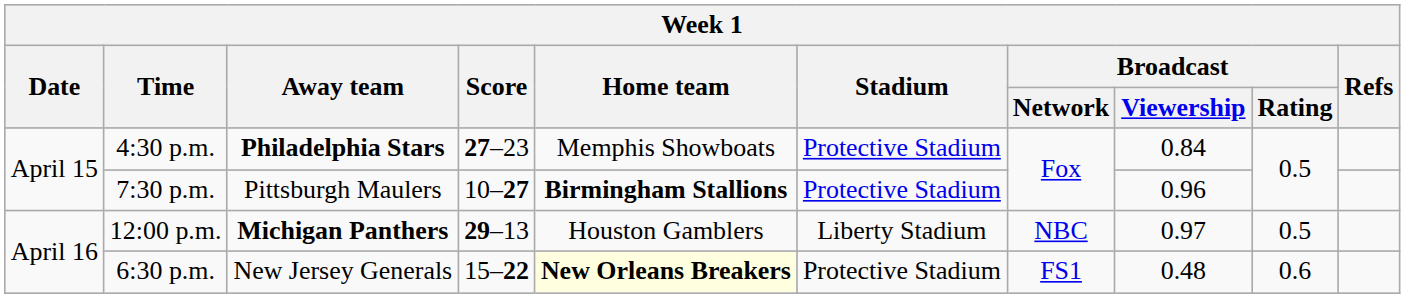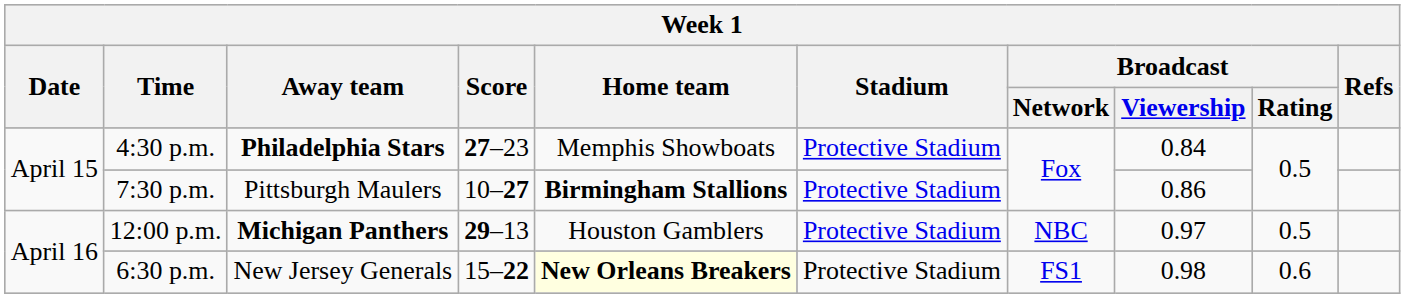(1183, 189) 0.96 -> (1183, 189) 0.86
(902, 230) Liberty Stadium -> (902, 230) Protective Stadium
(1183, 271) 0.48 -> (1183, 271) 0.98
